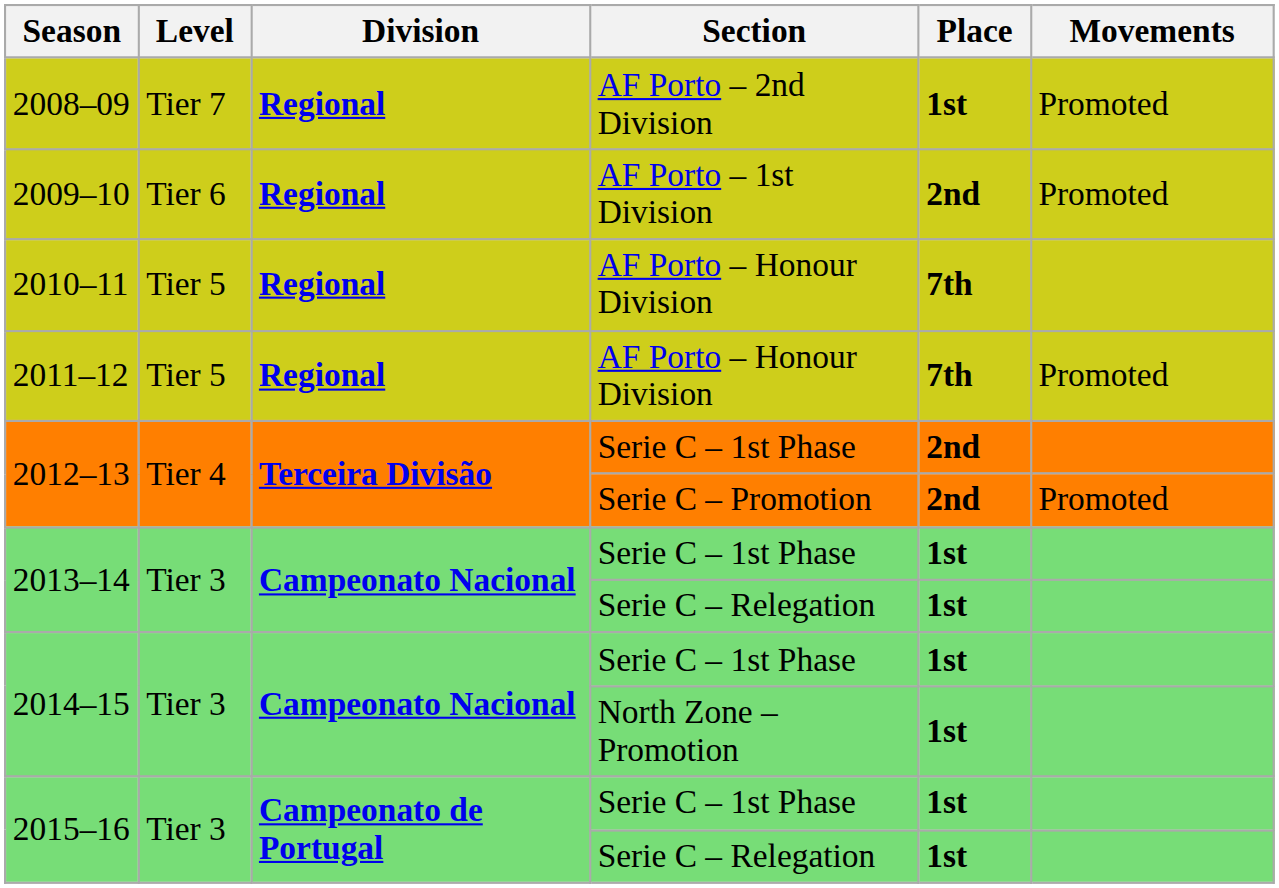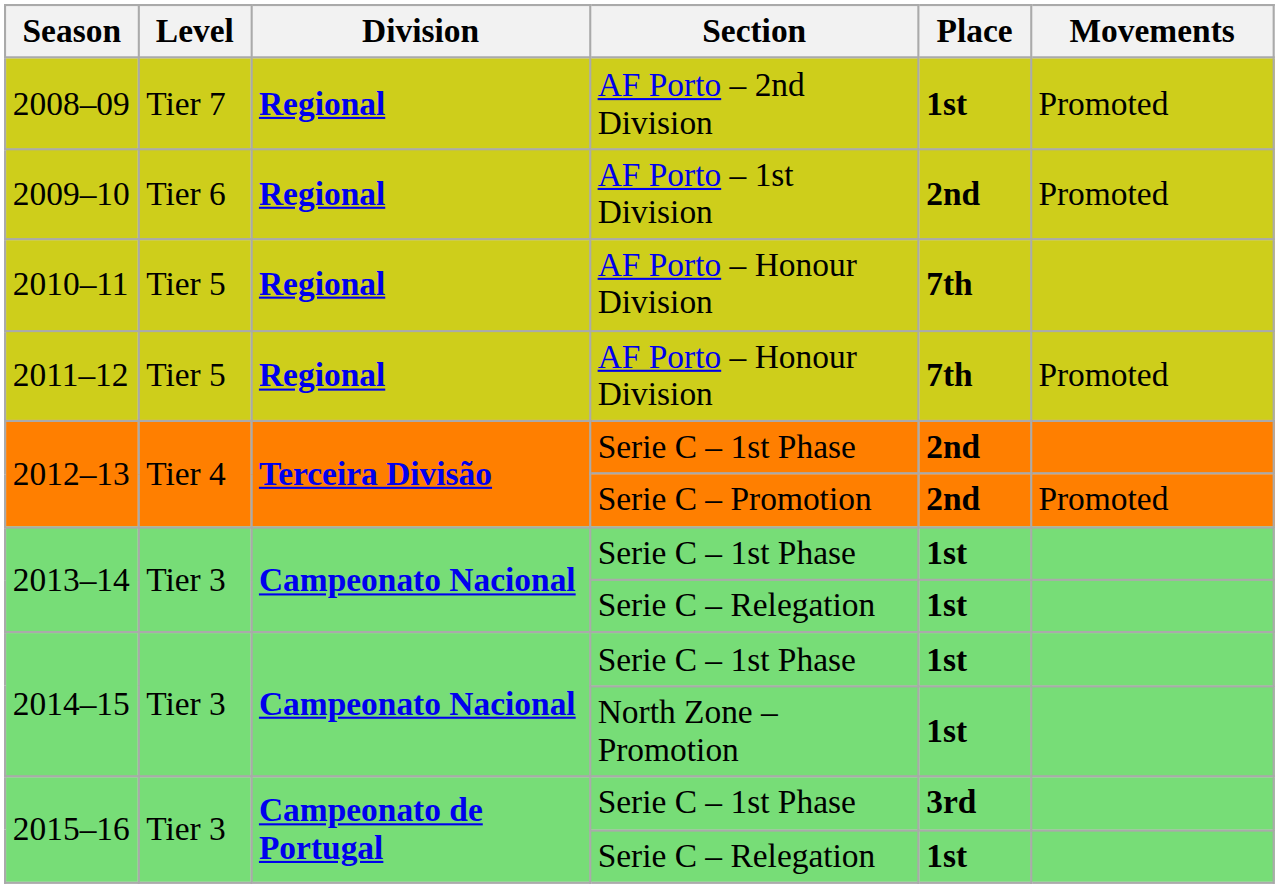(947, 802) 1st -> (951, 802) 3rd
